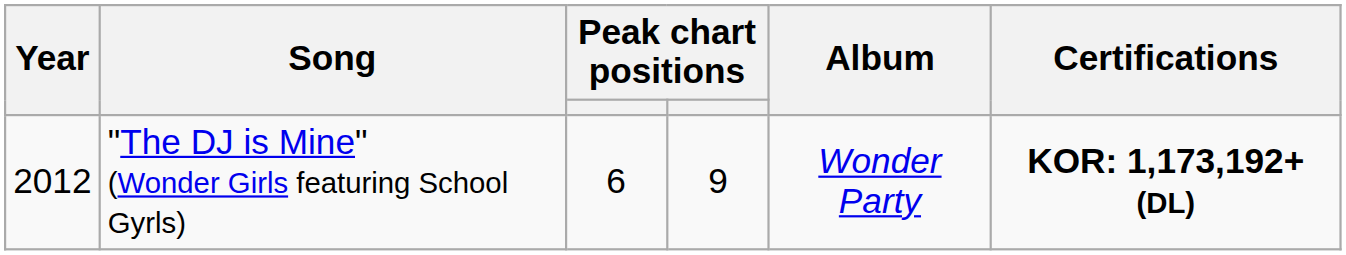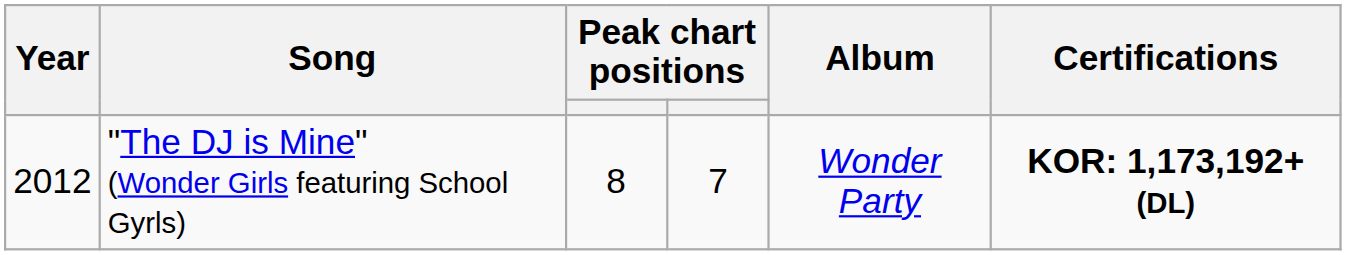(616, 181) 6 -> (616, 181) 8
(718, 181) 9 -> (718, 181) 7
